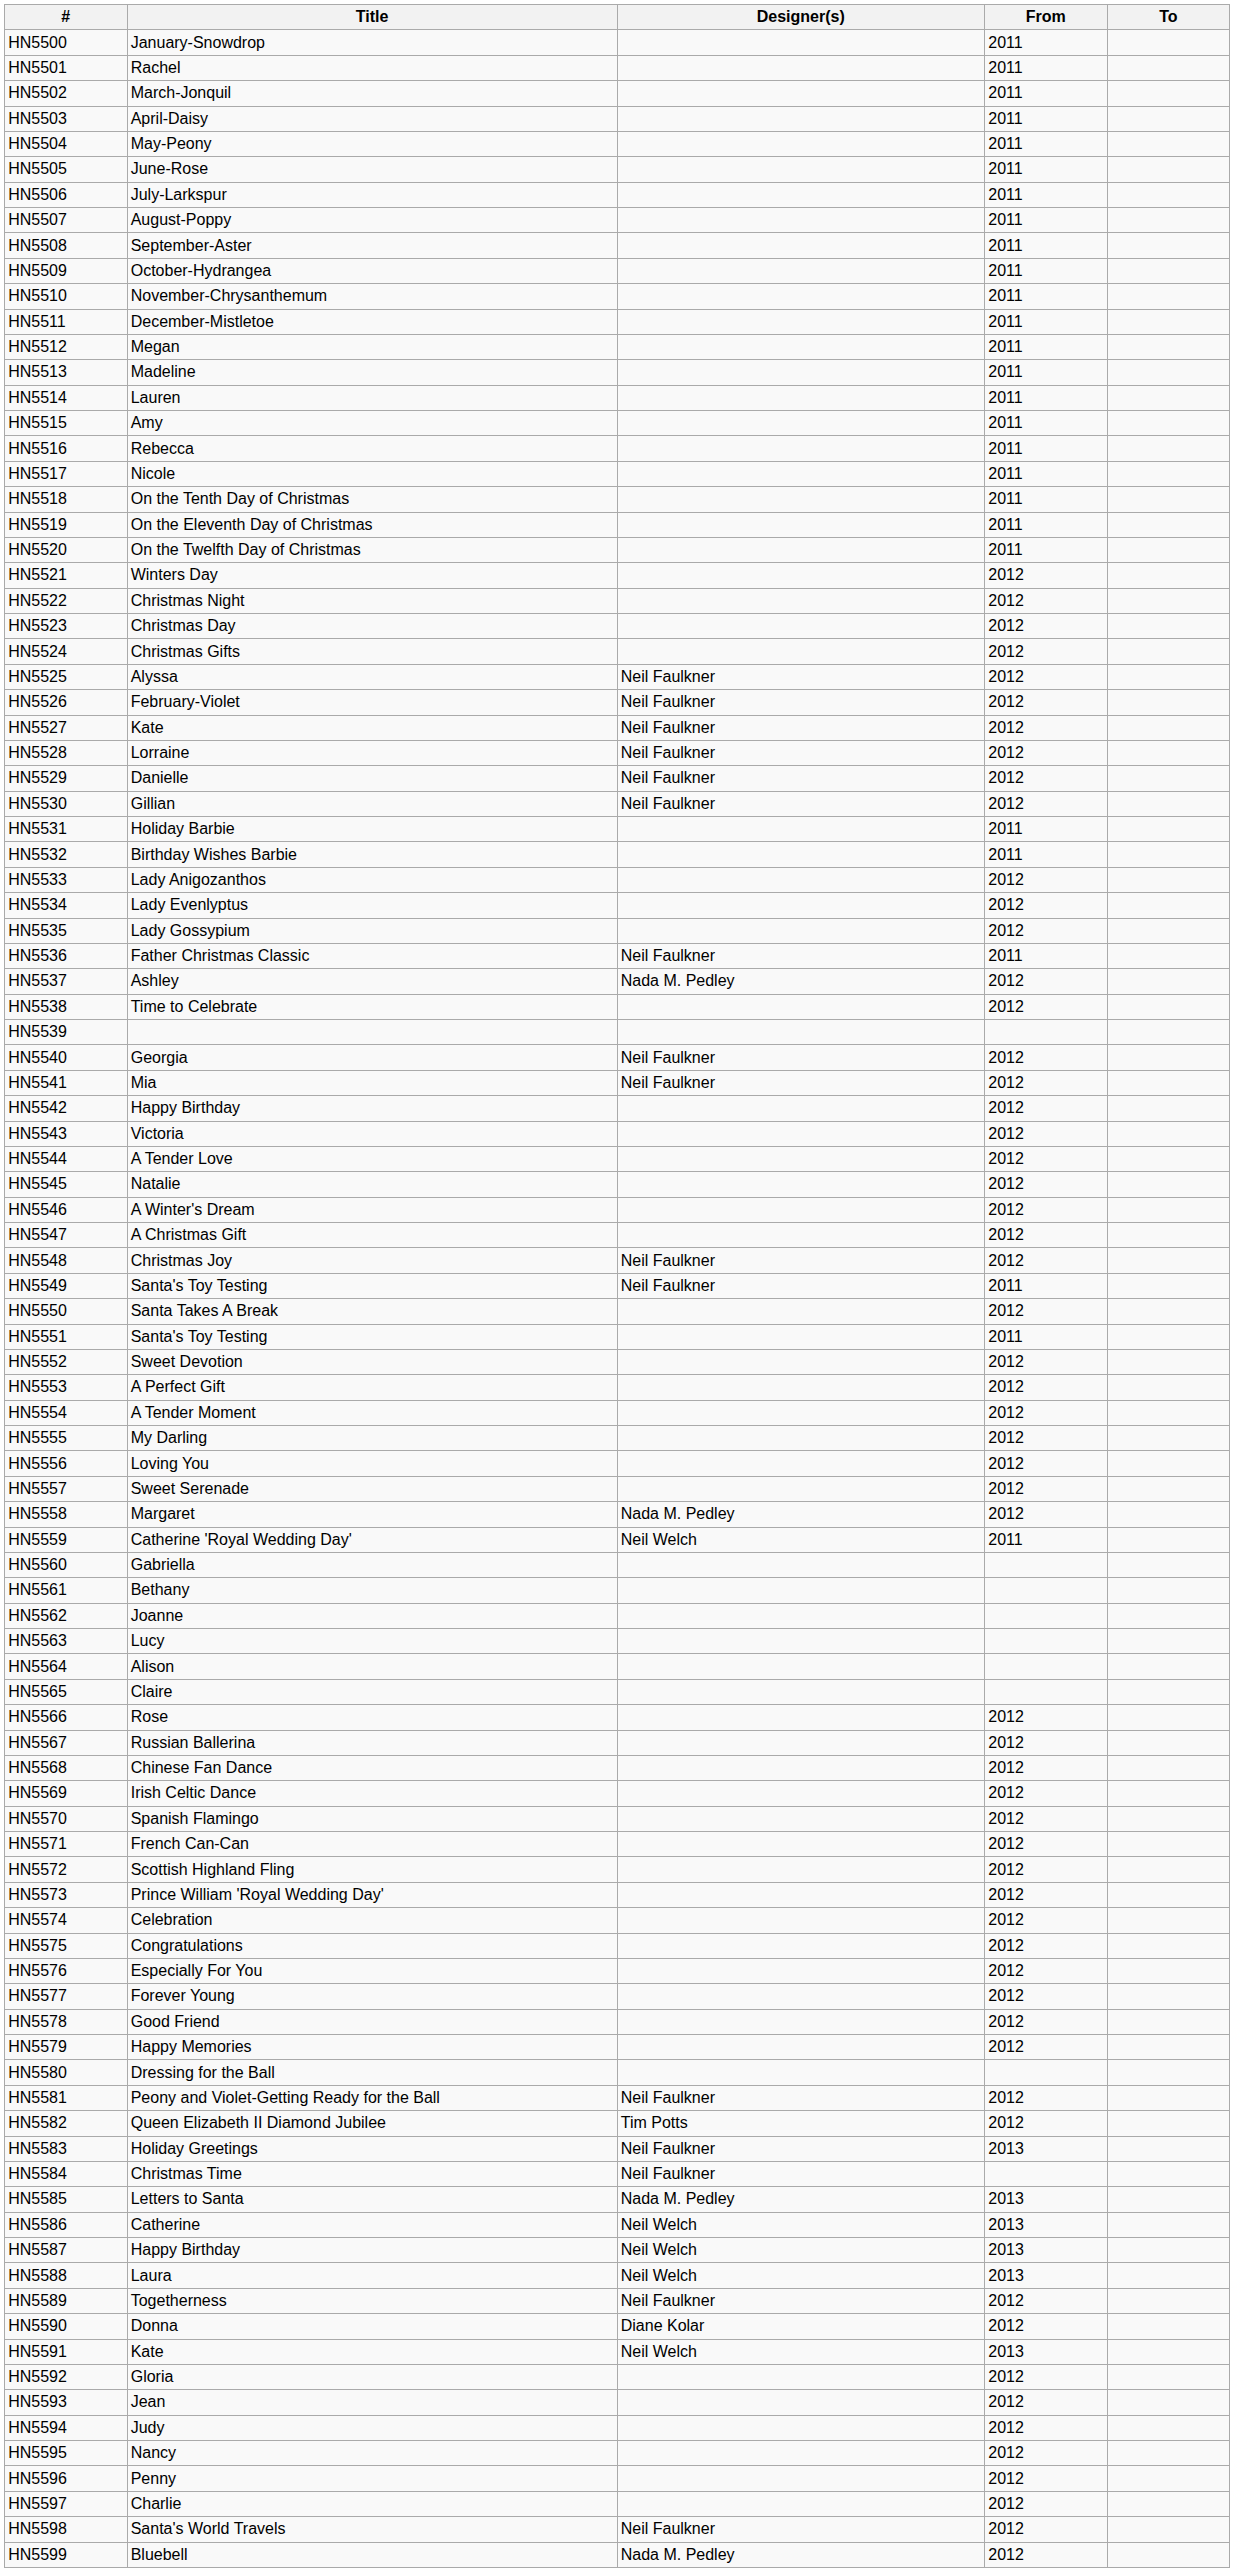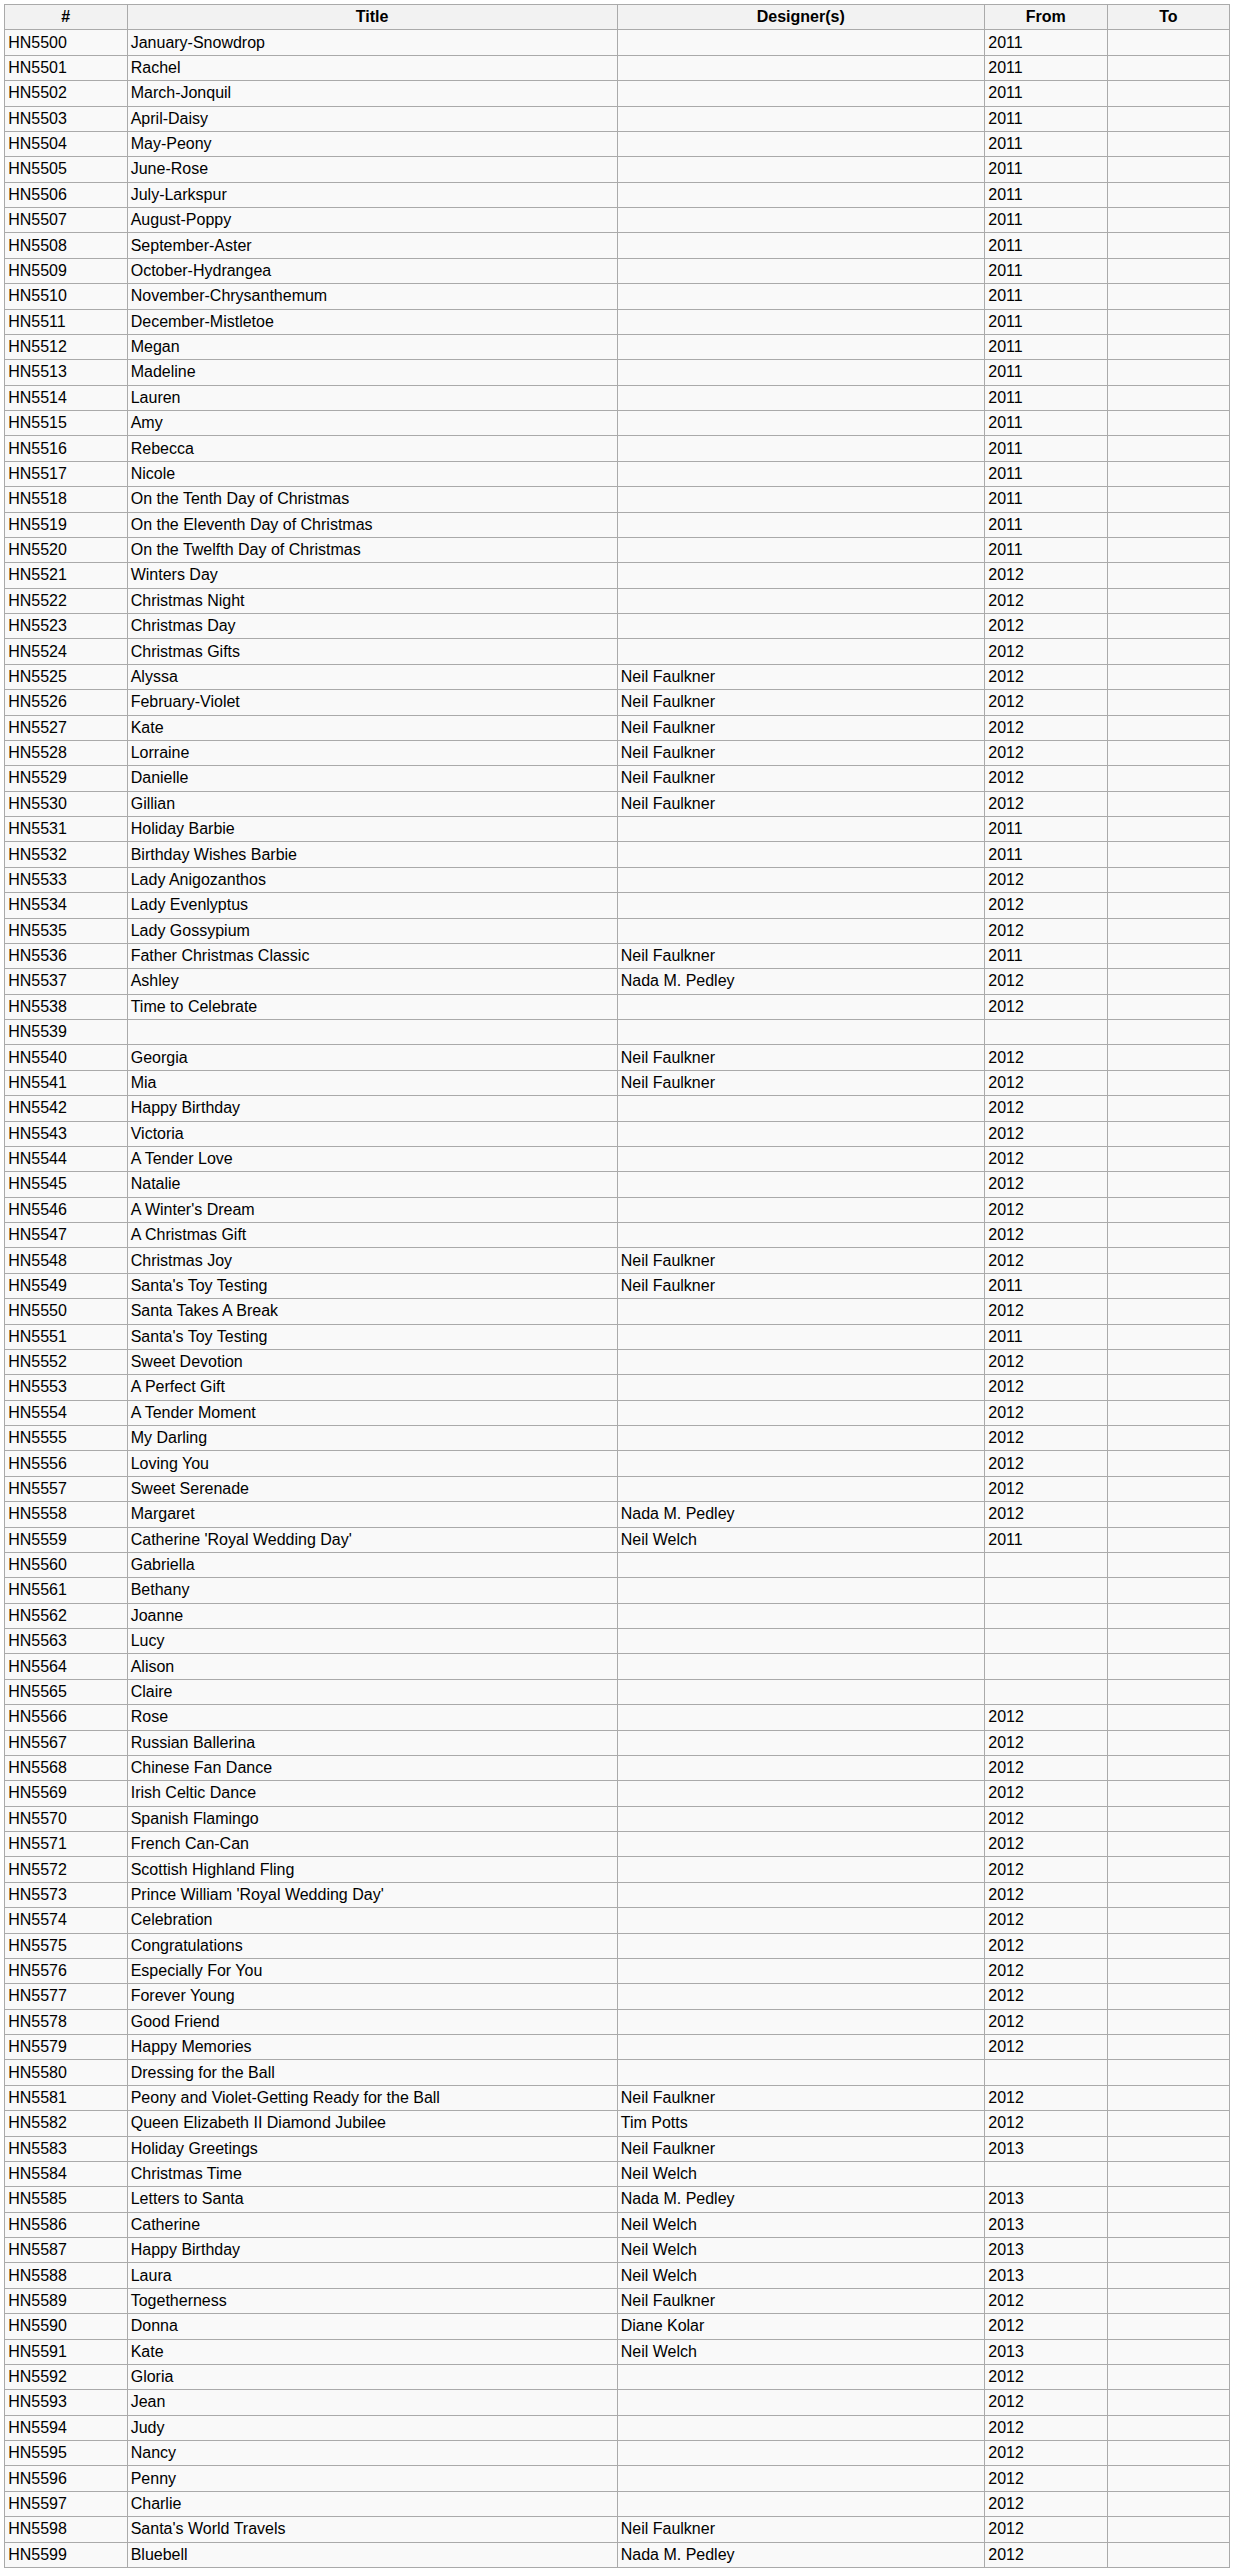(668, 2174) Neil Faulkner -> (659, 2174) Neil Welch
